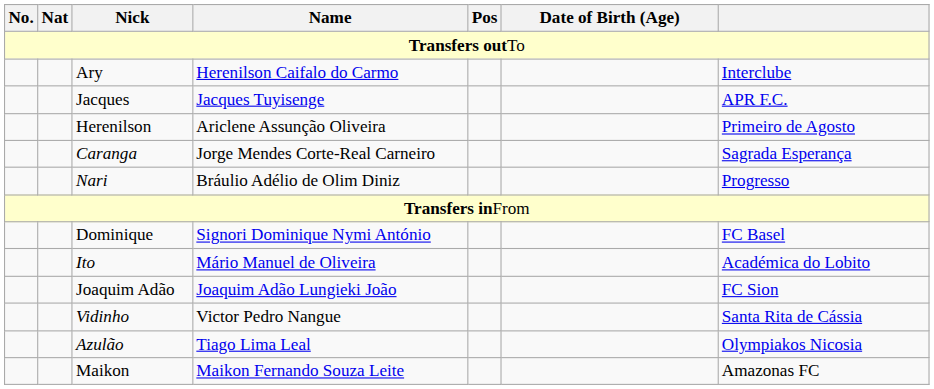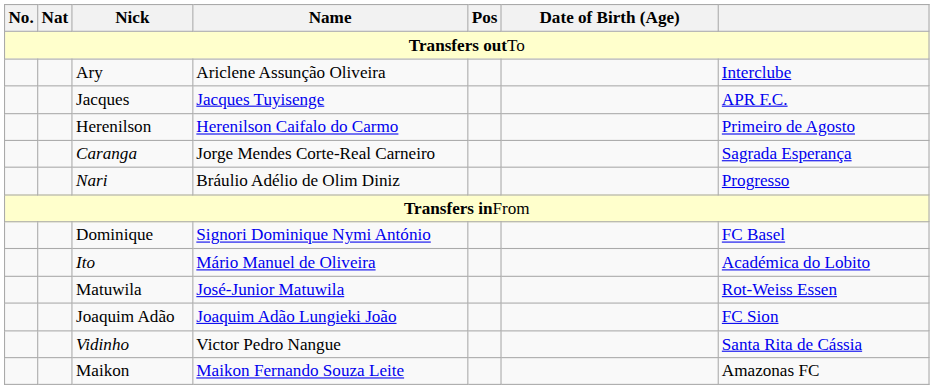(297, 72) Herenilson Caifalo do Carmo -> (291, 72) Ariclene Assunção Oliveira
(291, 126) Ariclene Assunção Oliveira -> (297, 126) Herenilson Caifalo do Carmo
+ row: (109, 289)
- row: (100, 343)
